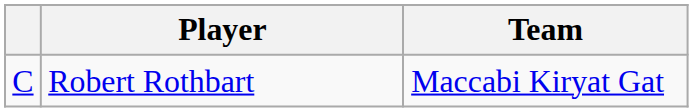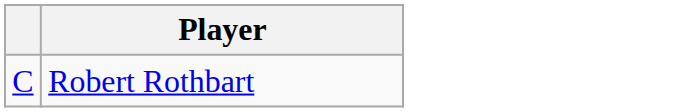- column: (545, 29)
